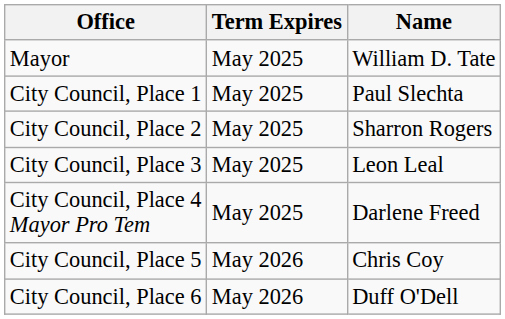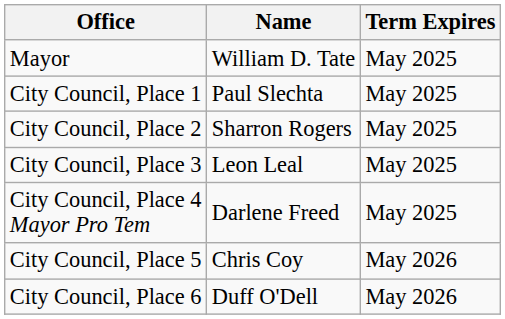columns swapped: (424, 22) <-> (277, 22)
